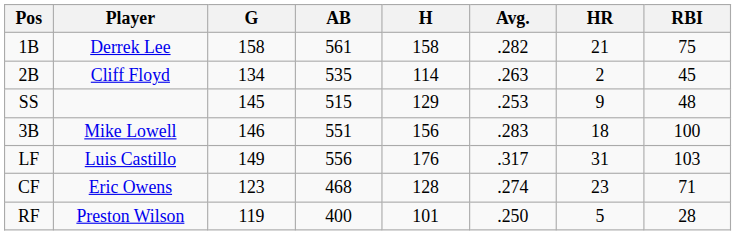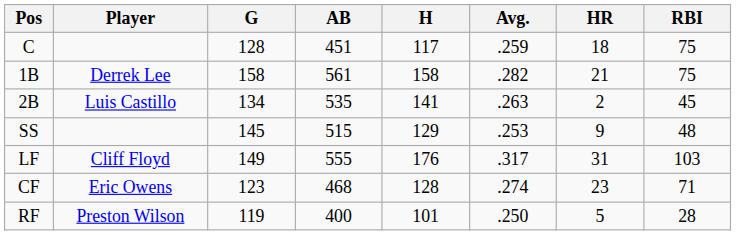+ row: (29, 46)
(130, 74) Cliff Floyd -> (130, 103) Luis Castillo
(426, 74) 114 -> (426, 103) 141
- row: (29, 131)
(130, 159) Luis Castillo -> (130, 159) Cliff Floyd
(339, 159) 556 -> (339, 159) 555
